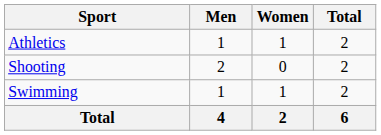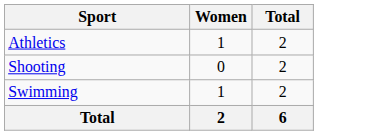- column: (221, 17)
